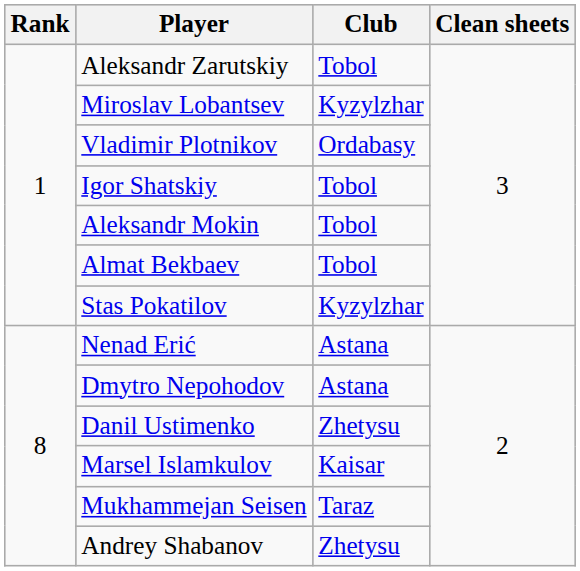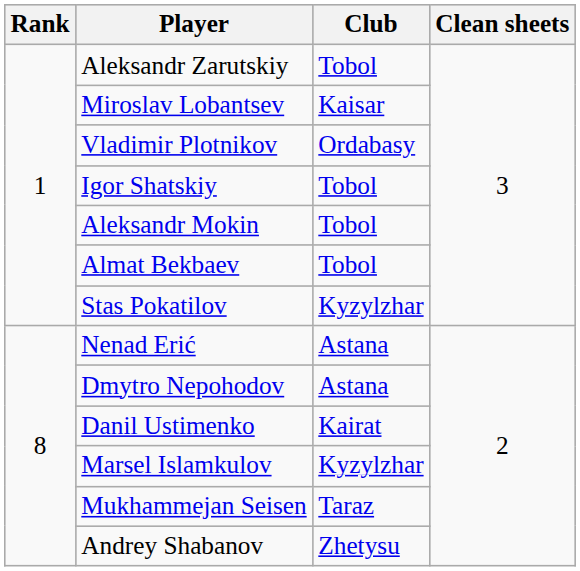(371, 104) Kyzylzhar -> (351, 104) Kaisar
(359, 425) Zhetysu -> (350, 425) Kairat
(351, 465) Kaisar -> (371, 465) Kyzylzhar
